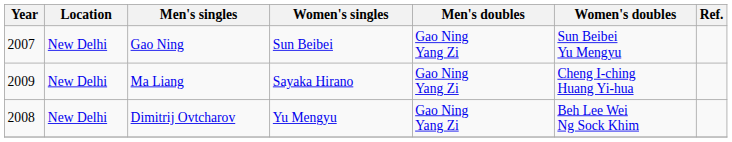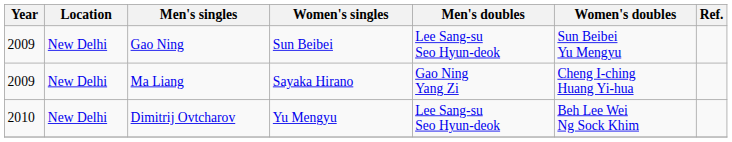(21, 44) 2007 -> (21, 44) 2009
(442, 44) Gao Ning Yang Zi -> (458, 44) Lee Sang-su Seo Hyun-deok
(21, 118) 2008 -> (21, 118) 2010
(442, 118) Gao Ning Yang Zi -> (458, 118) Lee Sang-su Seo Hyun-deok
